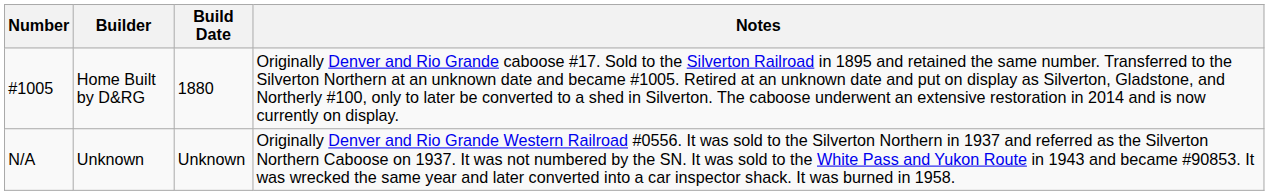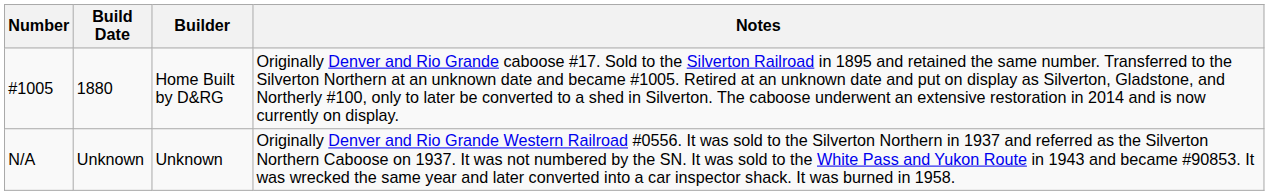columns swapped: (124, 26) <-> (213, 26)
